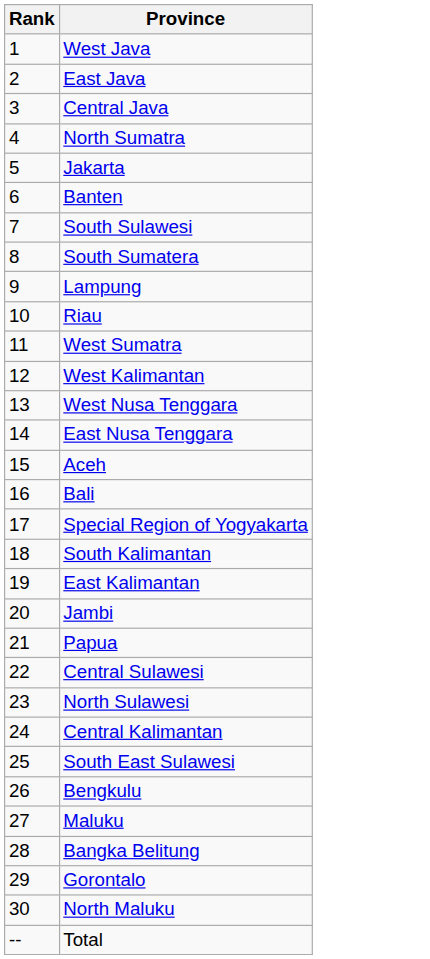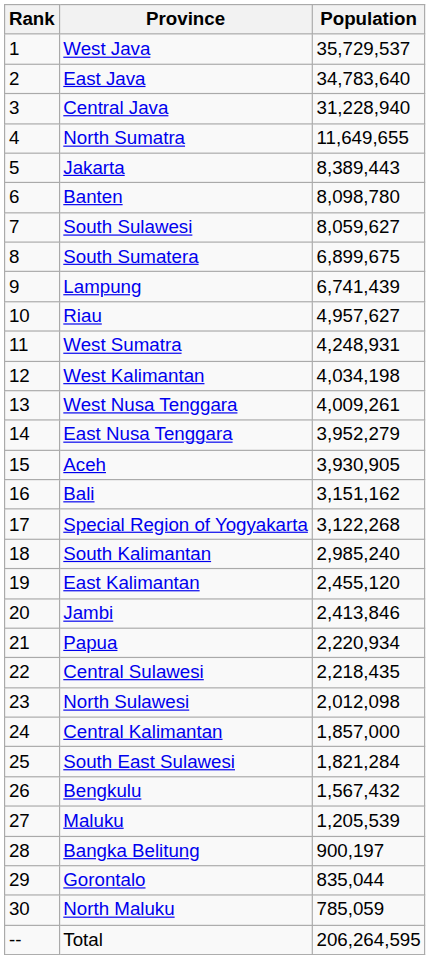+ column: (369, 19)
